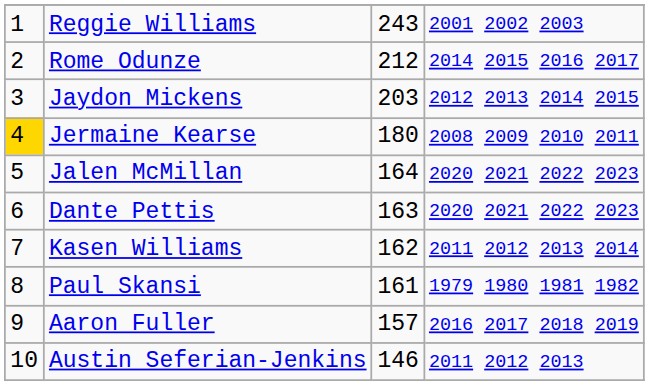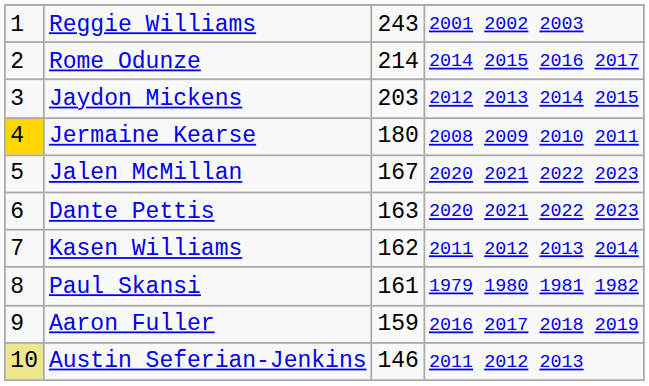(398, 61) 212 -> (398, 61) 214
(398, 174) 164 -> (398, 174) 167
(398, 324) 157 -> (398, 324) 159
(24, 361) no background -> (24, 361) khaki background
